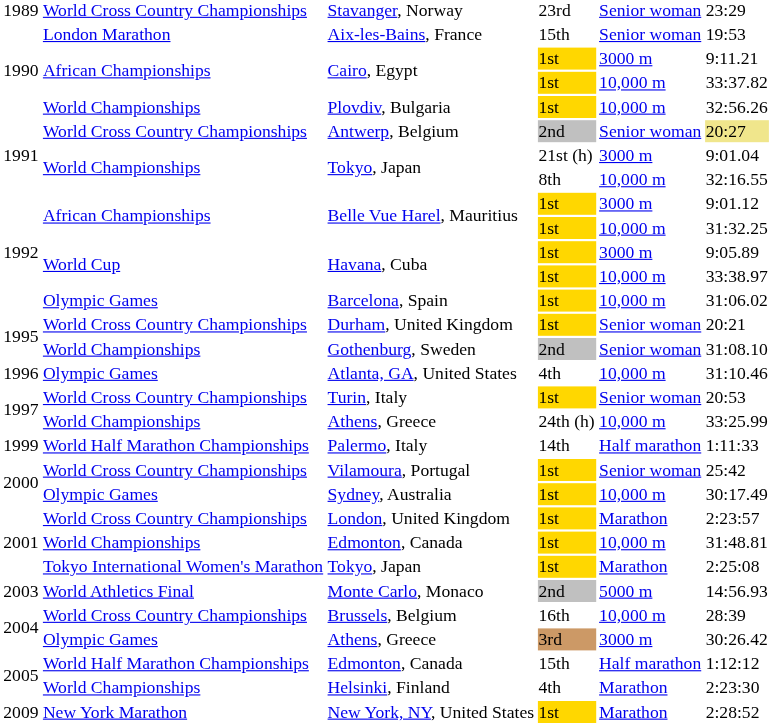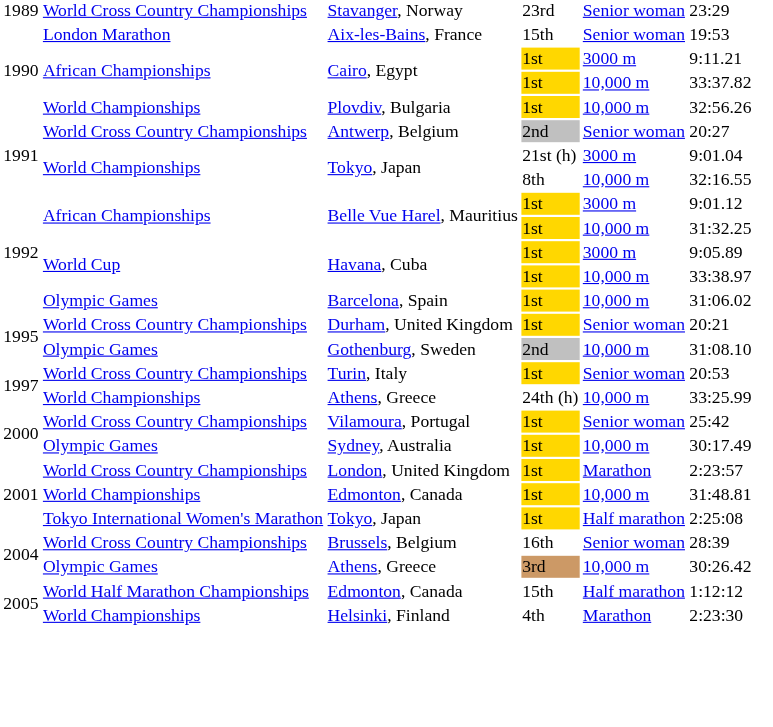(726, 131) khaki background -> (709, 131) no background
(122, 348) World Championships -> (100, 348) Olympic Games
(650, 348) Senior woman -> (616, 348) 10,000 m
- row: (422, 373)
- row: (377, 445)
(633, 566) Marathon -> (634, 518) Half marathon
- row: (406, 590)
(632, 615) 10,000 m -> (634, 542) Senior woman
(626, 639) 3000 m -> (616, 566) 10,000 m
- row: (431, 711)
